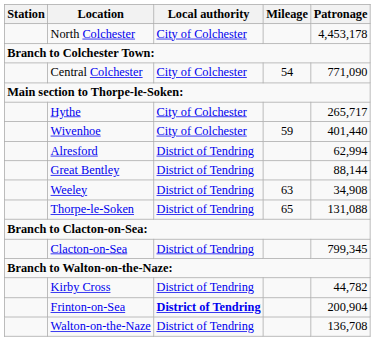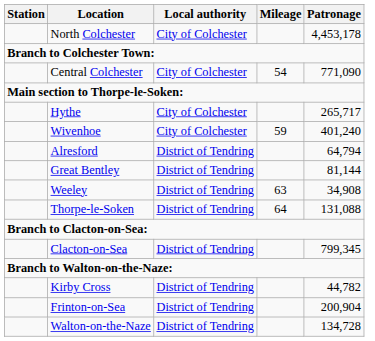(347, 131) 401,440 -> (341, 131) 401,240
(351, 151) 62,994 -> (344, 151) 64,794
(351, 170) 88,144 -> (344, 170) 81,144
(287, 209) 65 -> (280, 209) 64
(209, 307) bold -> (205, 307) normal
(347, 326) 136,708 -> (341, 326) 134,728
